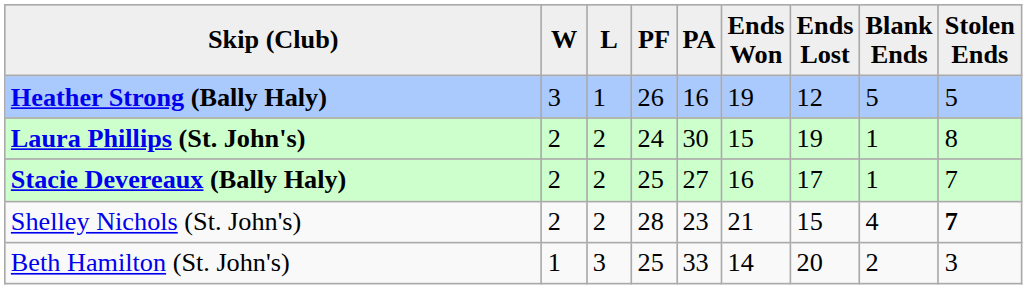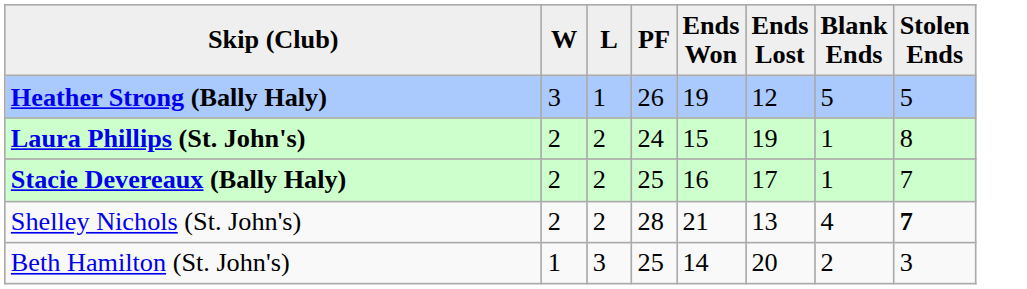- column: (699, 40)
(810, 221) 15 -> (765, 221) 13
